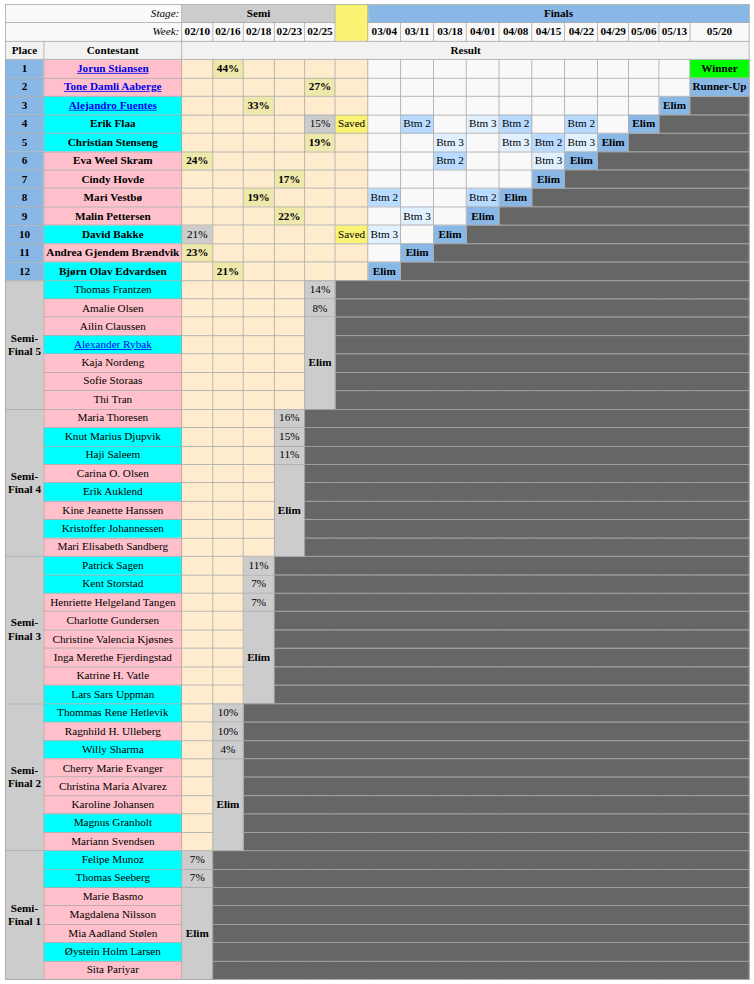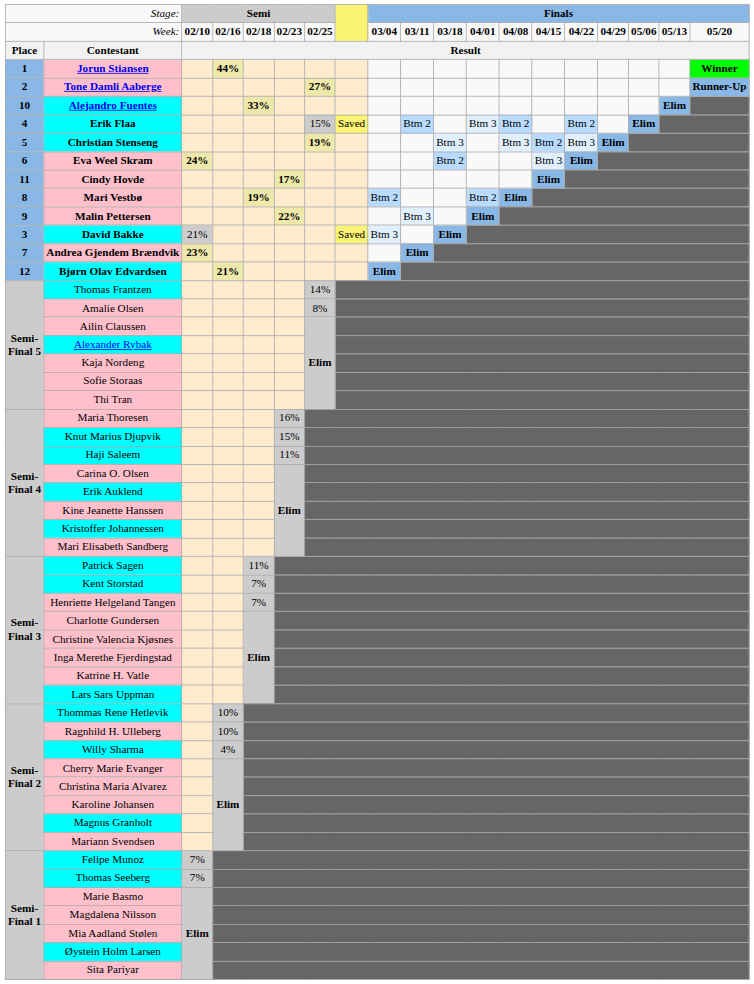(24, 105) 3 -> (24, 105) 10
(24, 178) 7 -> (24, 178) 11
(24, 234) 10 -> (24, 234) 3
(24, 252) 11 -> (24, 252) 7
